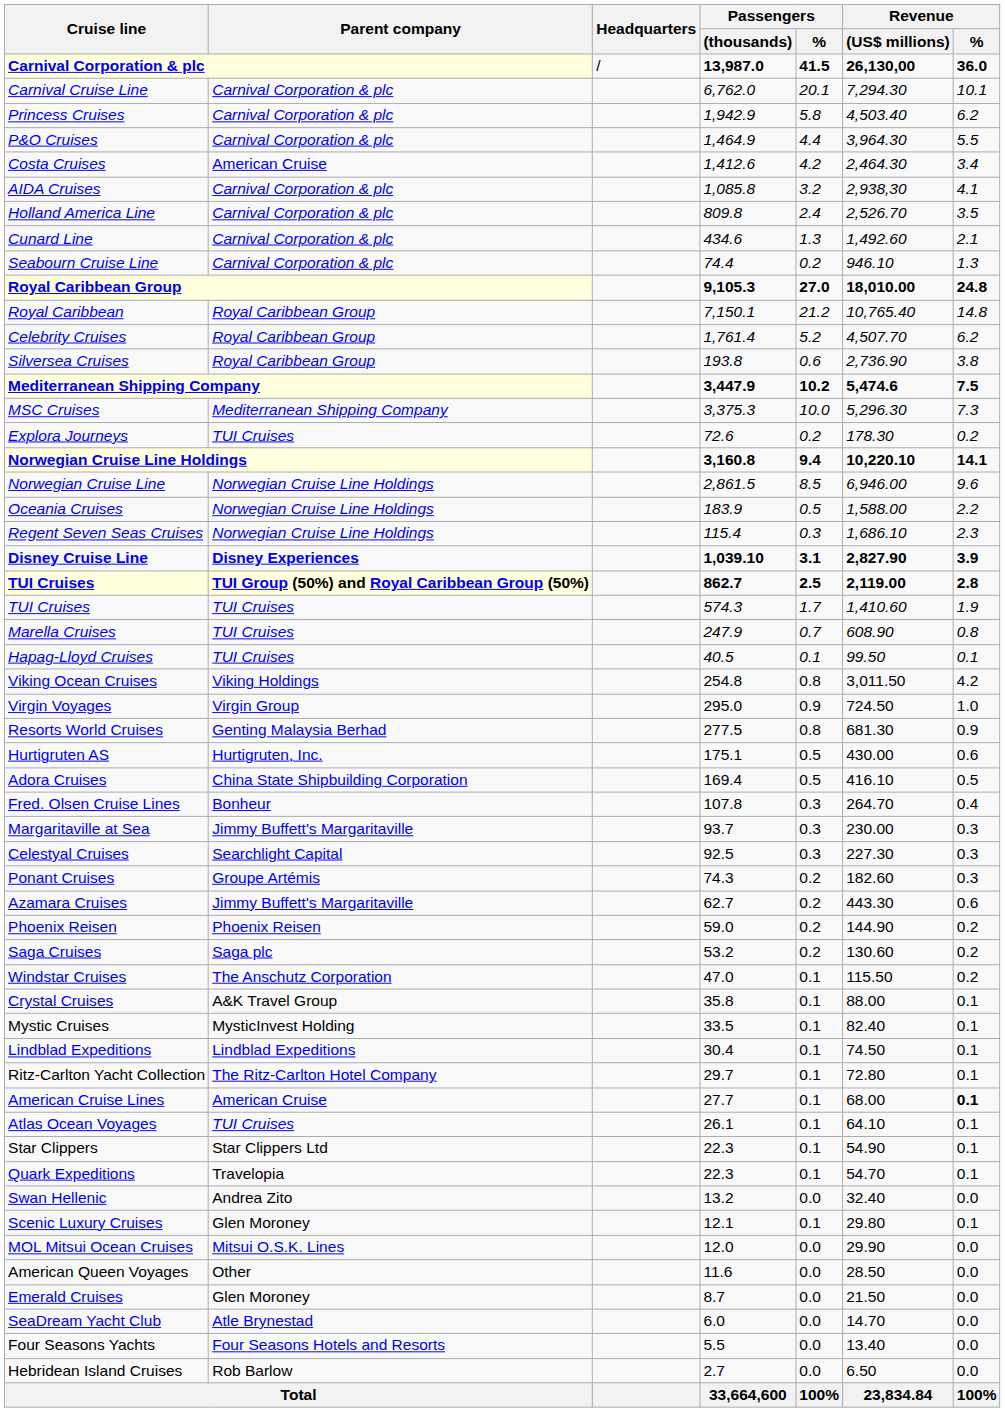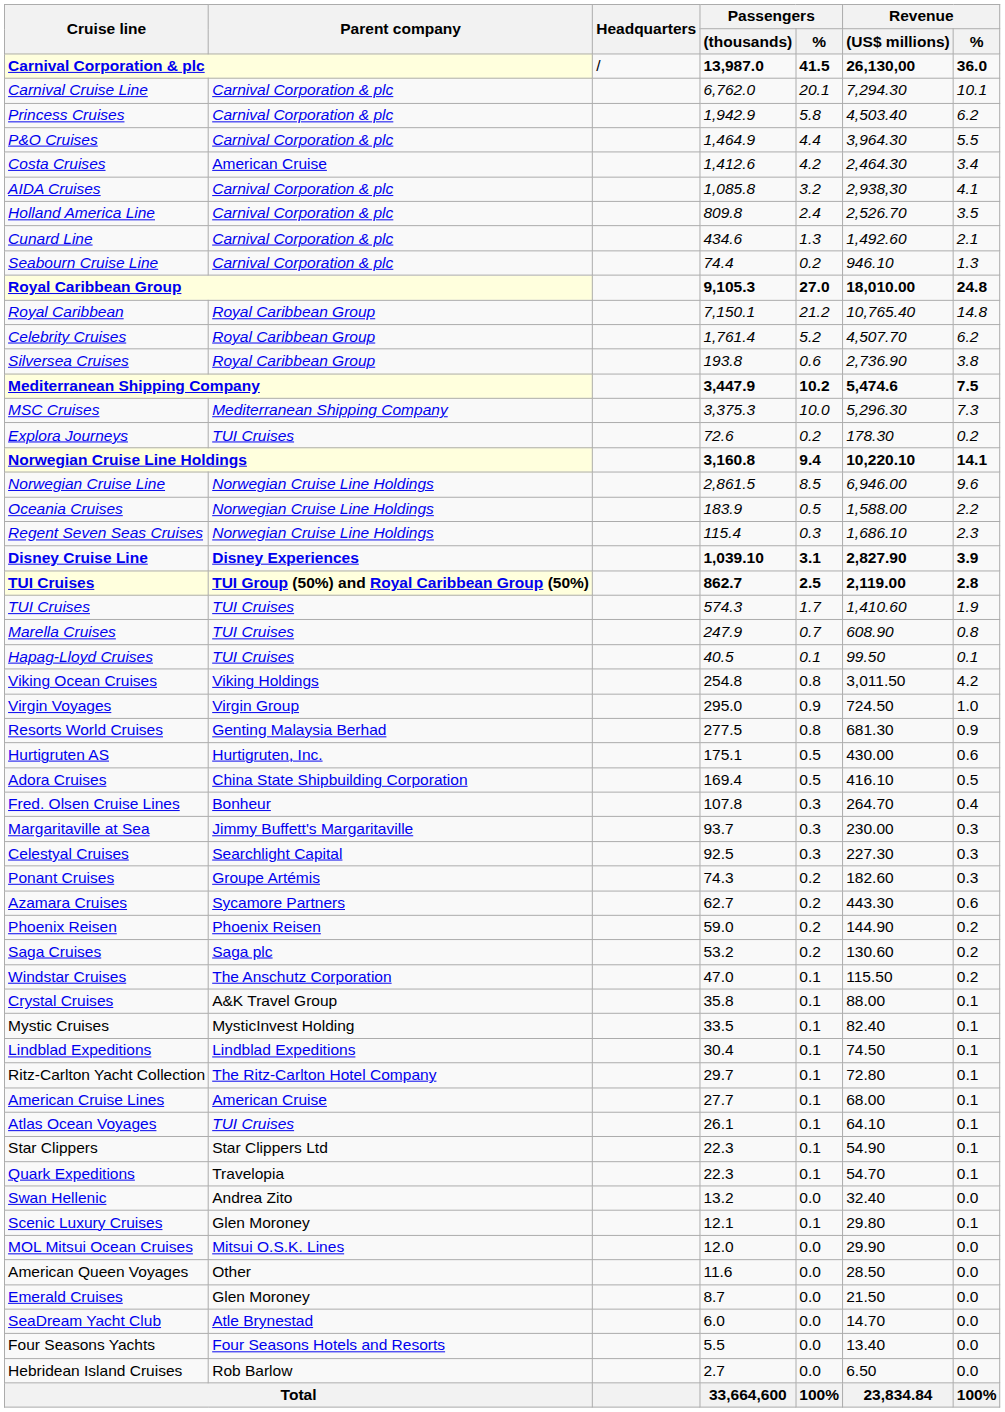(313, 902) Jimmy Buffett's Margaritaville -> (279, 902) Sycamore Partners
(968, 1099) bold -> (968, 1099) normal
